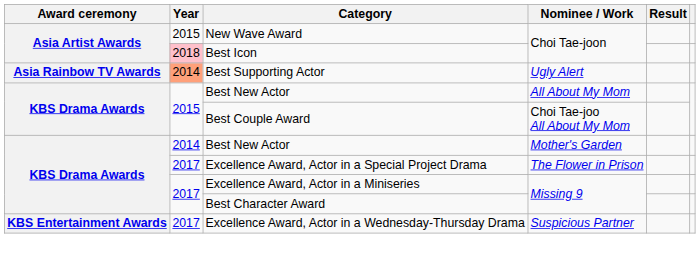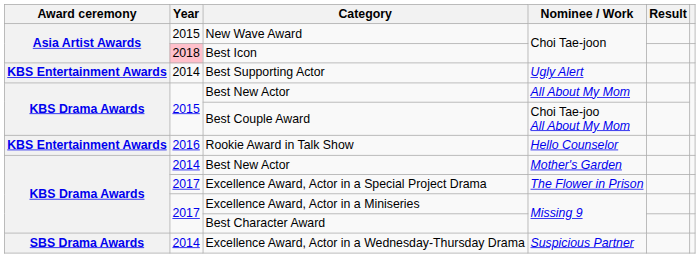(87, 72) Asia Rainbow TV Awards -> (87, 72) KBS Entertainment Awards
(186, 72) lightsalmon background -> (186, 72) no background
+ row: (280, 145)
(87, 223) KBS Entertainment Awards -> (87, 243) SBS Drama Awards
(186, 223) 2017 -> (186, 243) 2014
